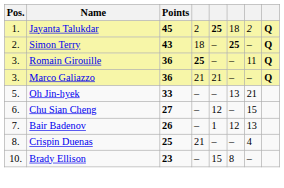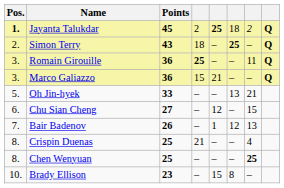(16, 28) normal -> (16, 28) bold
(199, 77) 21 -> (199, 77) 15
+ row: (61, 158)
